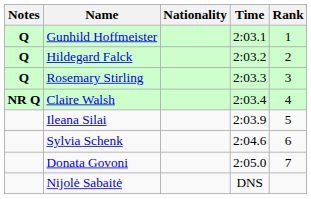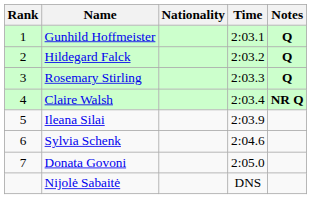columns swapped: (288, 15) <-> (24, 15)
